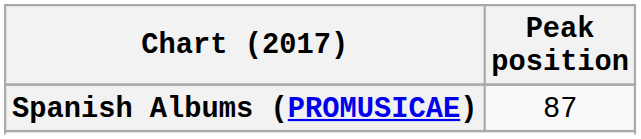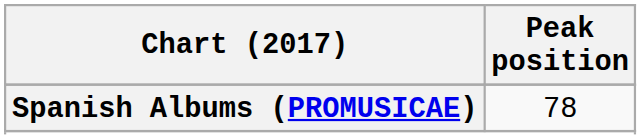(560, 108) 87 -> (560, 108) 78
